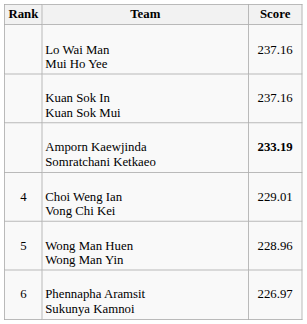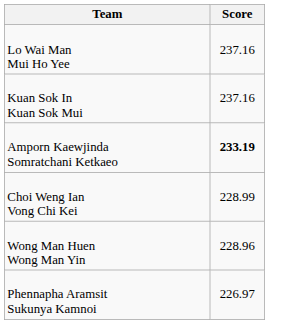- column: (23, 14)
(275, 196) 229.01 -> (237, 196) 228.99
